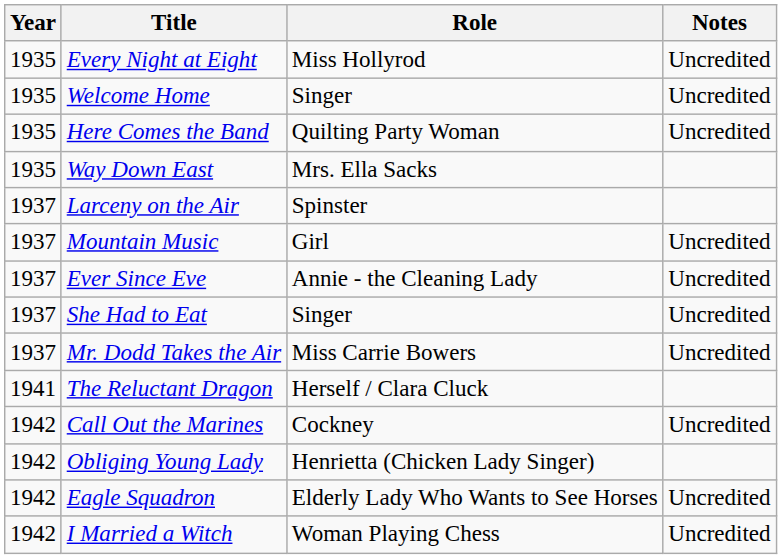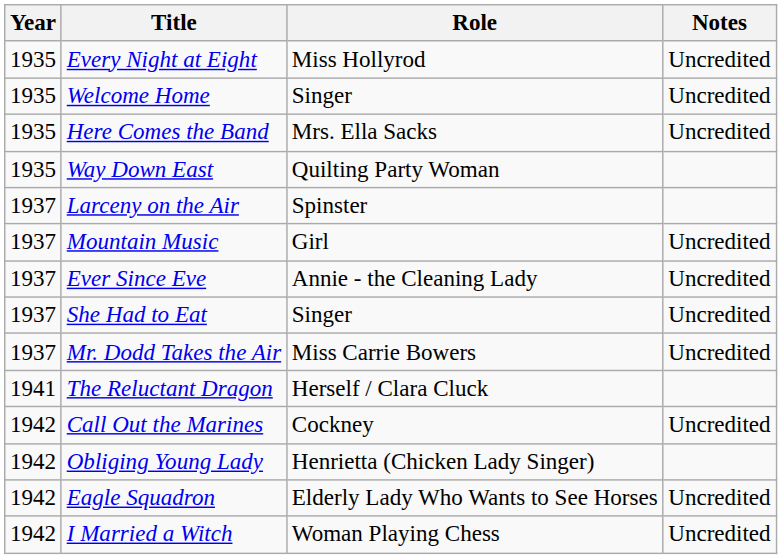(396, 132) Quilting Party Woman -> (364, 132) Mrs. Ella Sacks
(364, 168) Mrs. Ella Sacks -> (396, 168) Quilting Party Woman
